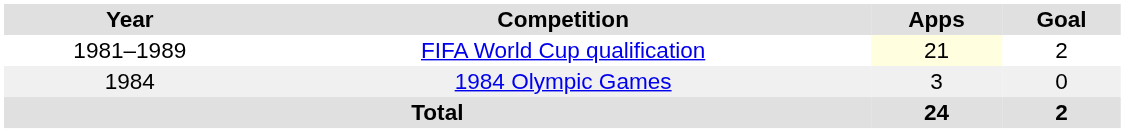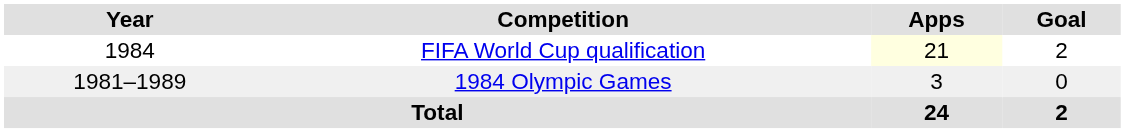(130, 50) 1981–1989 -> (130, 50) 1984
(130, 81) 1984 -> (130, 81) 1981–1989
